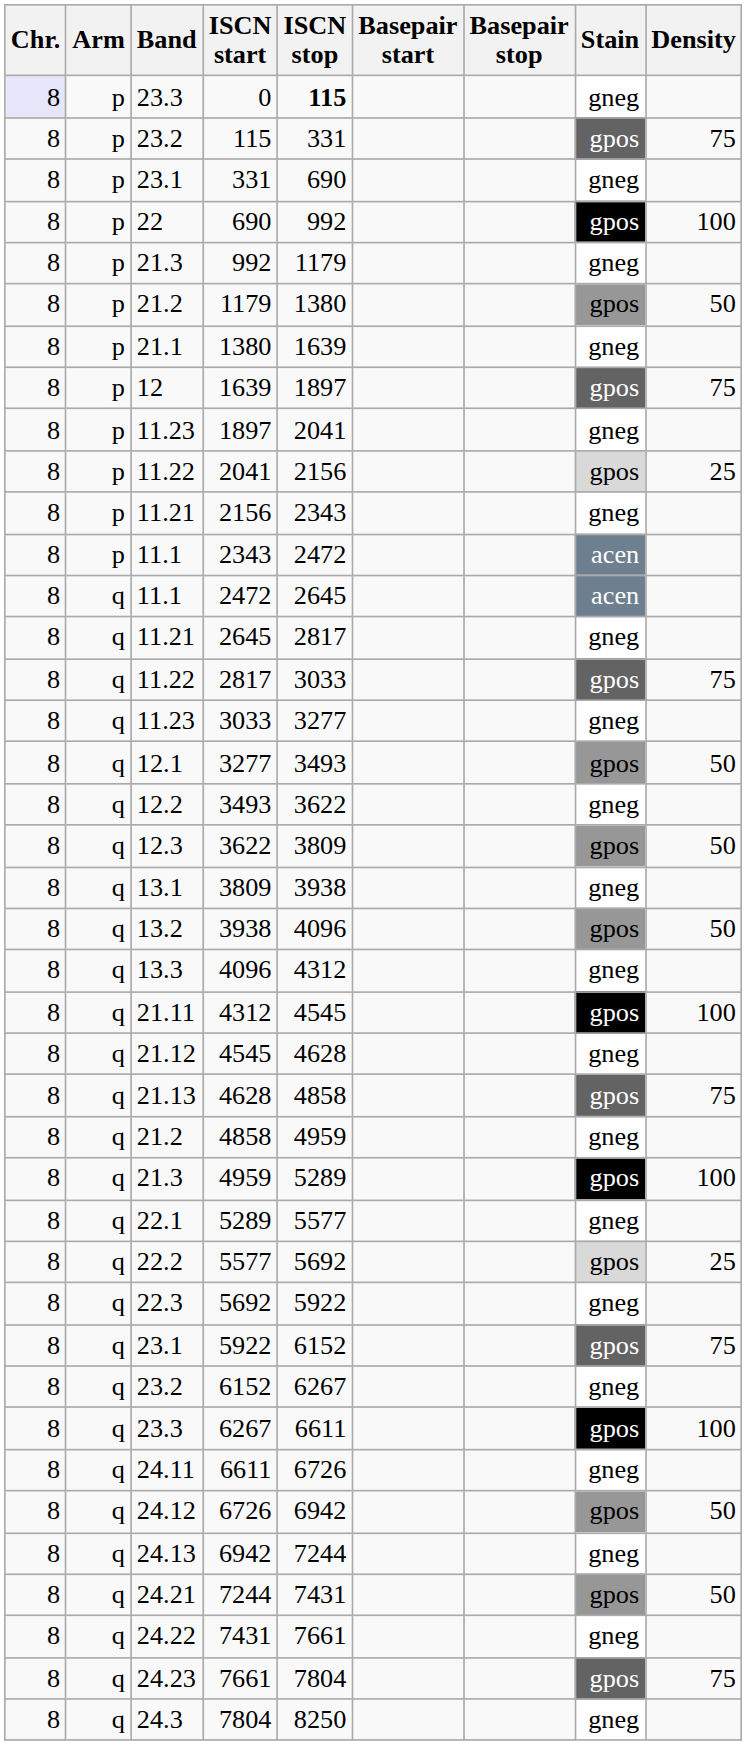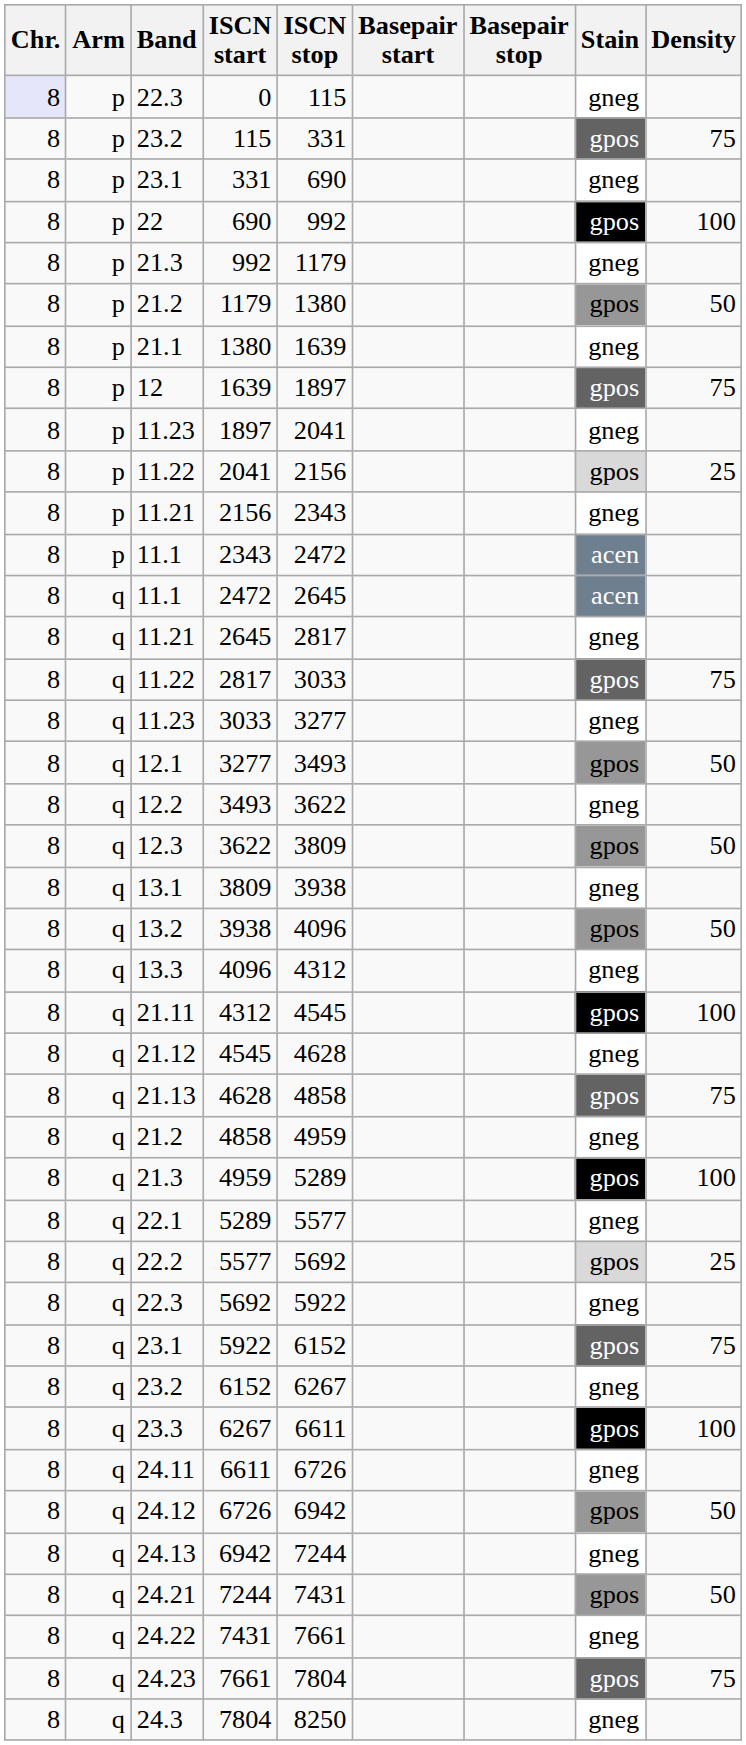(160, 96) 23.3 -> (160, 96) 22.3
(327, 96) bold -> (327, 96) normal
